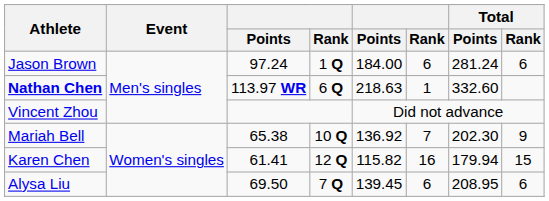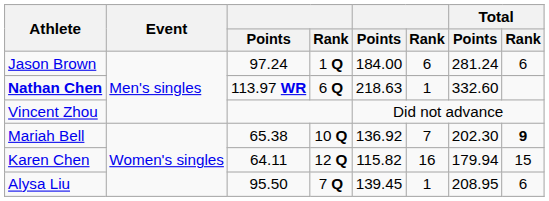(523, 136) normal -> (523, 136) bold
(269, 160) 61.41 -> (269, 160) 64.11
(269, 184) 69.50 -> (269, 184) 95.50
(427, 184) 6 -> (427, 184) 1
